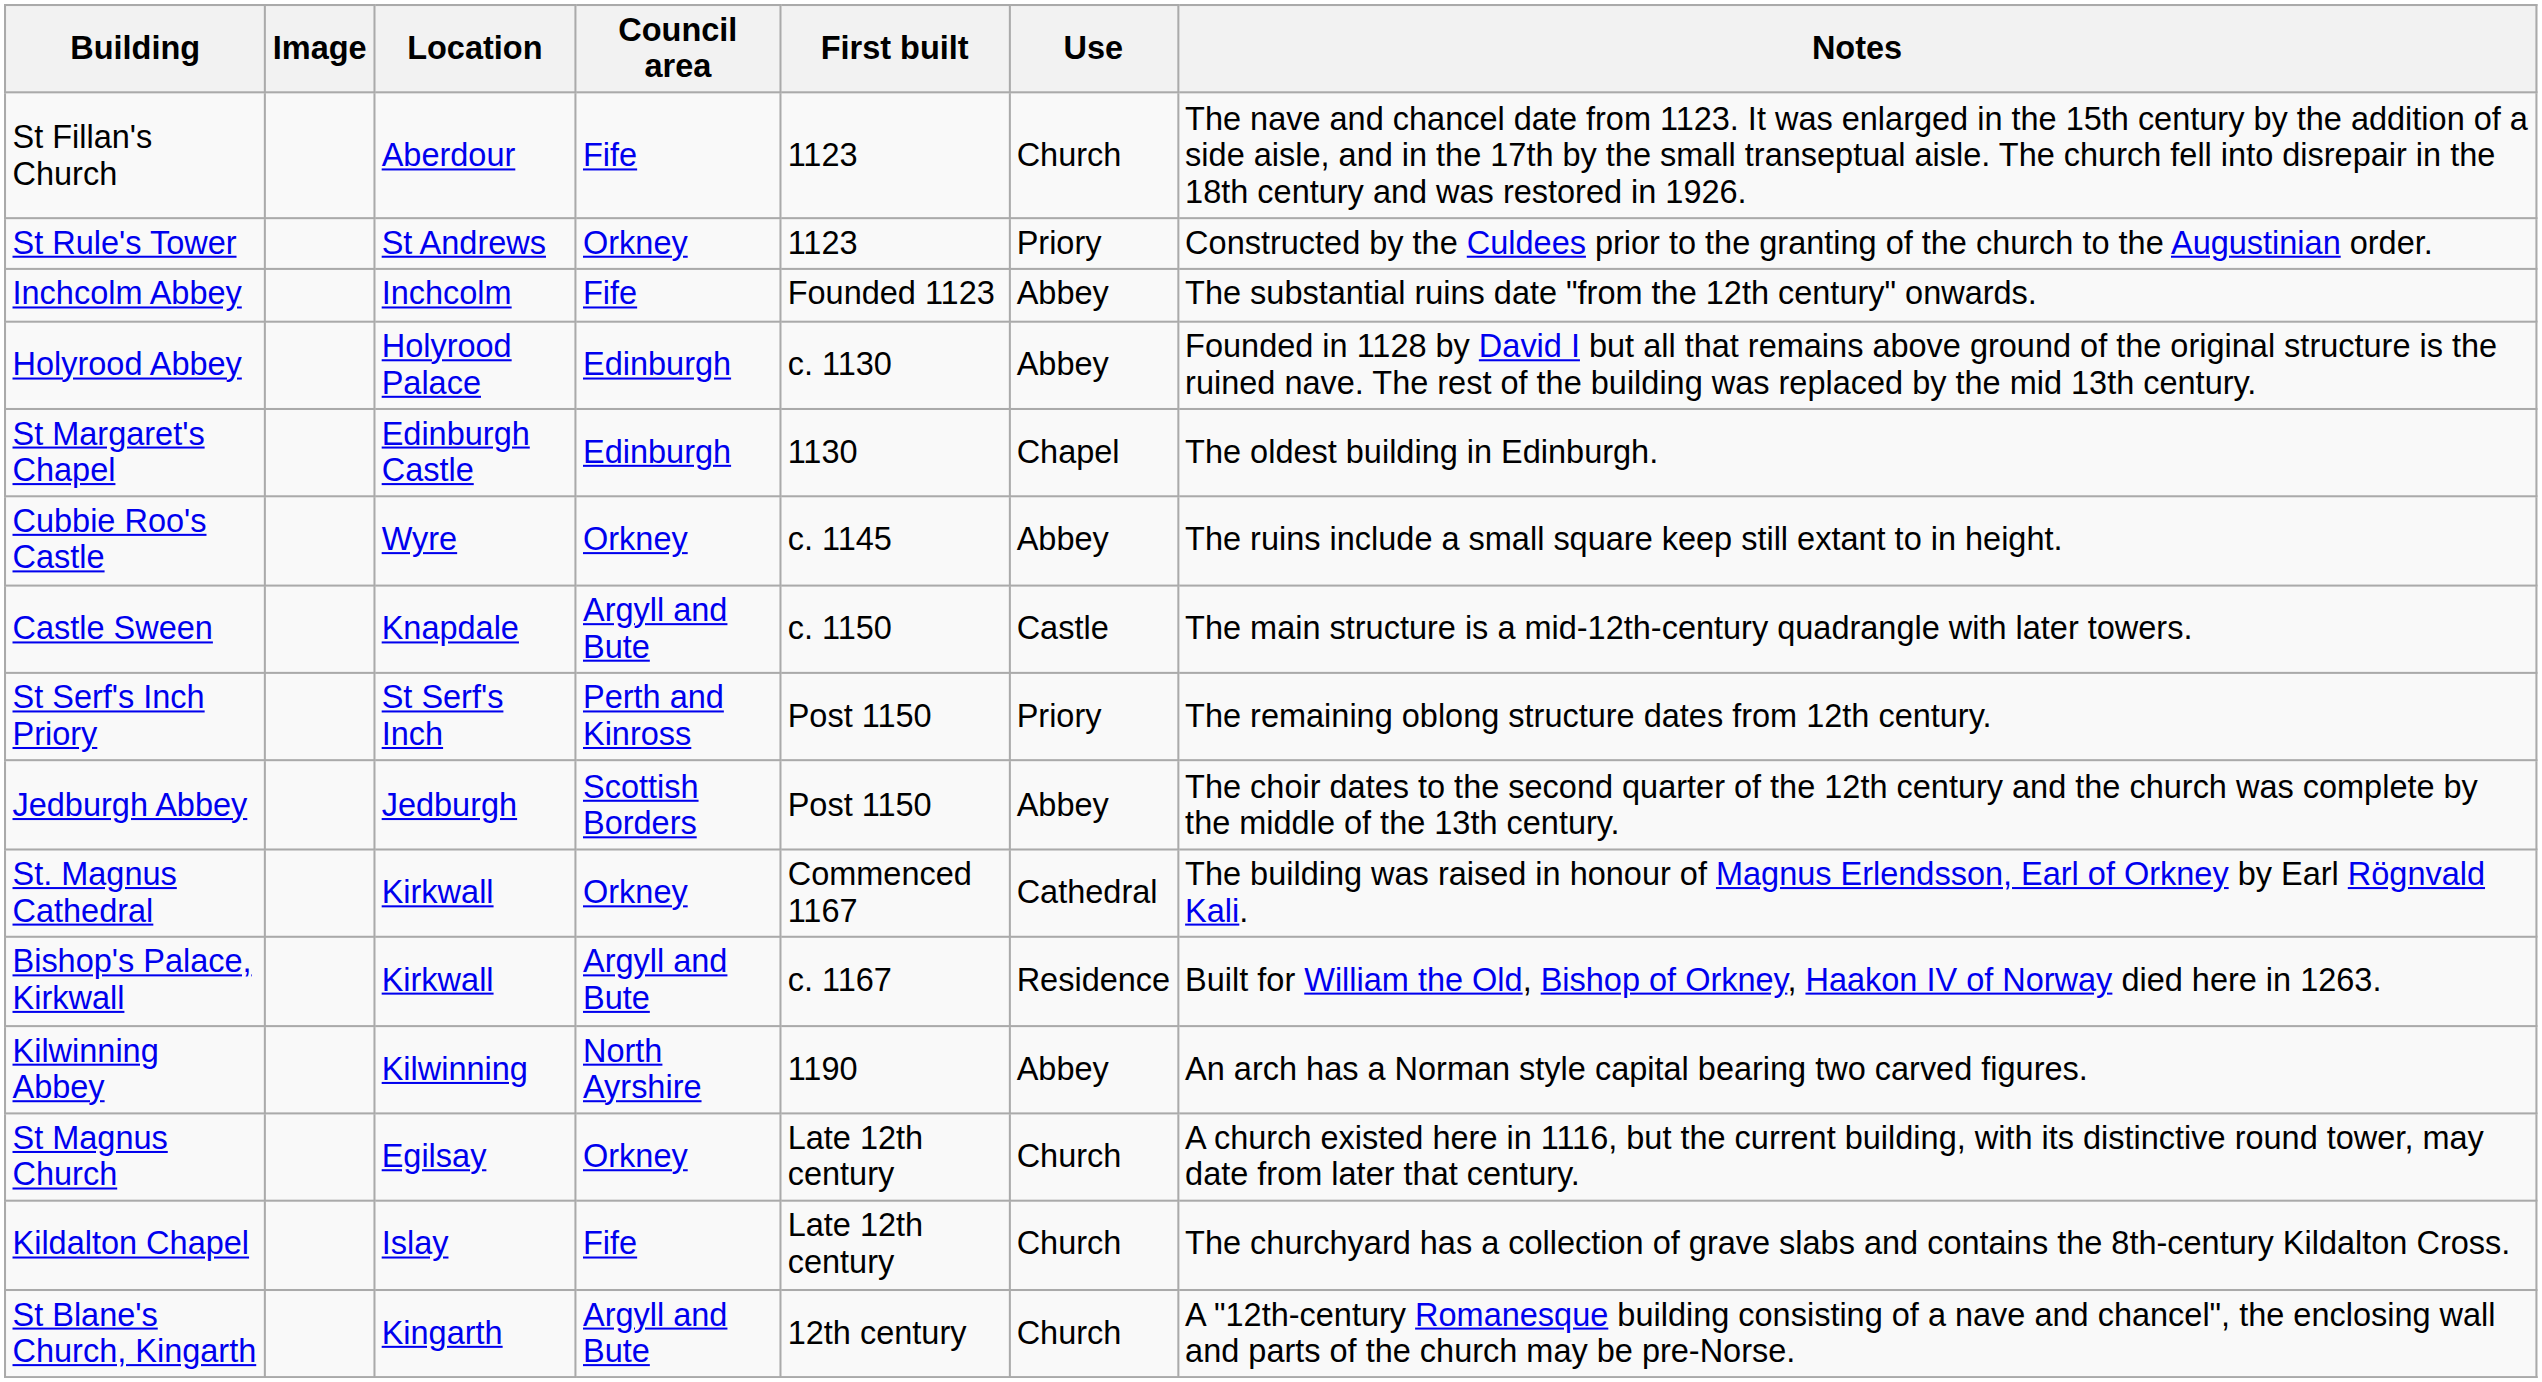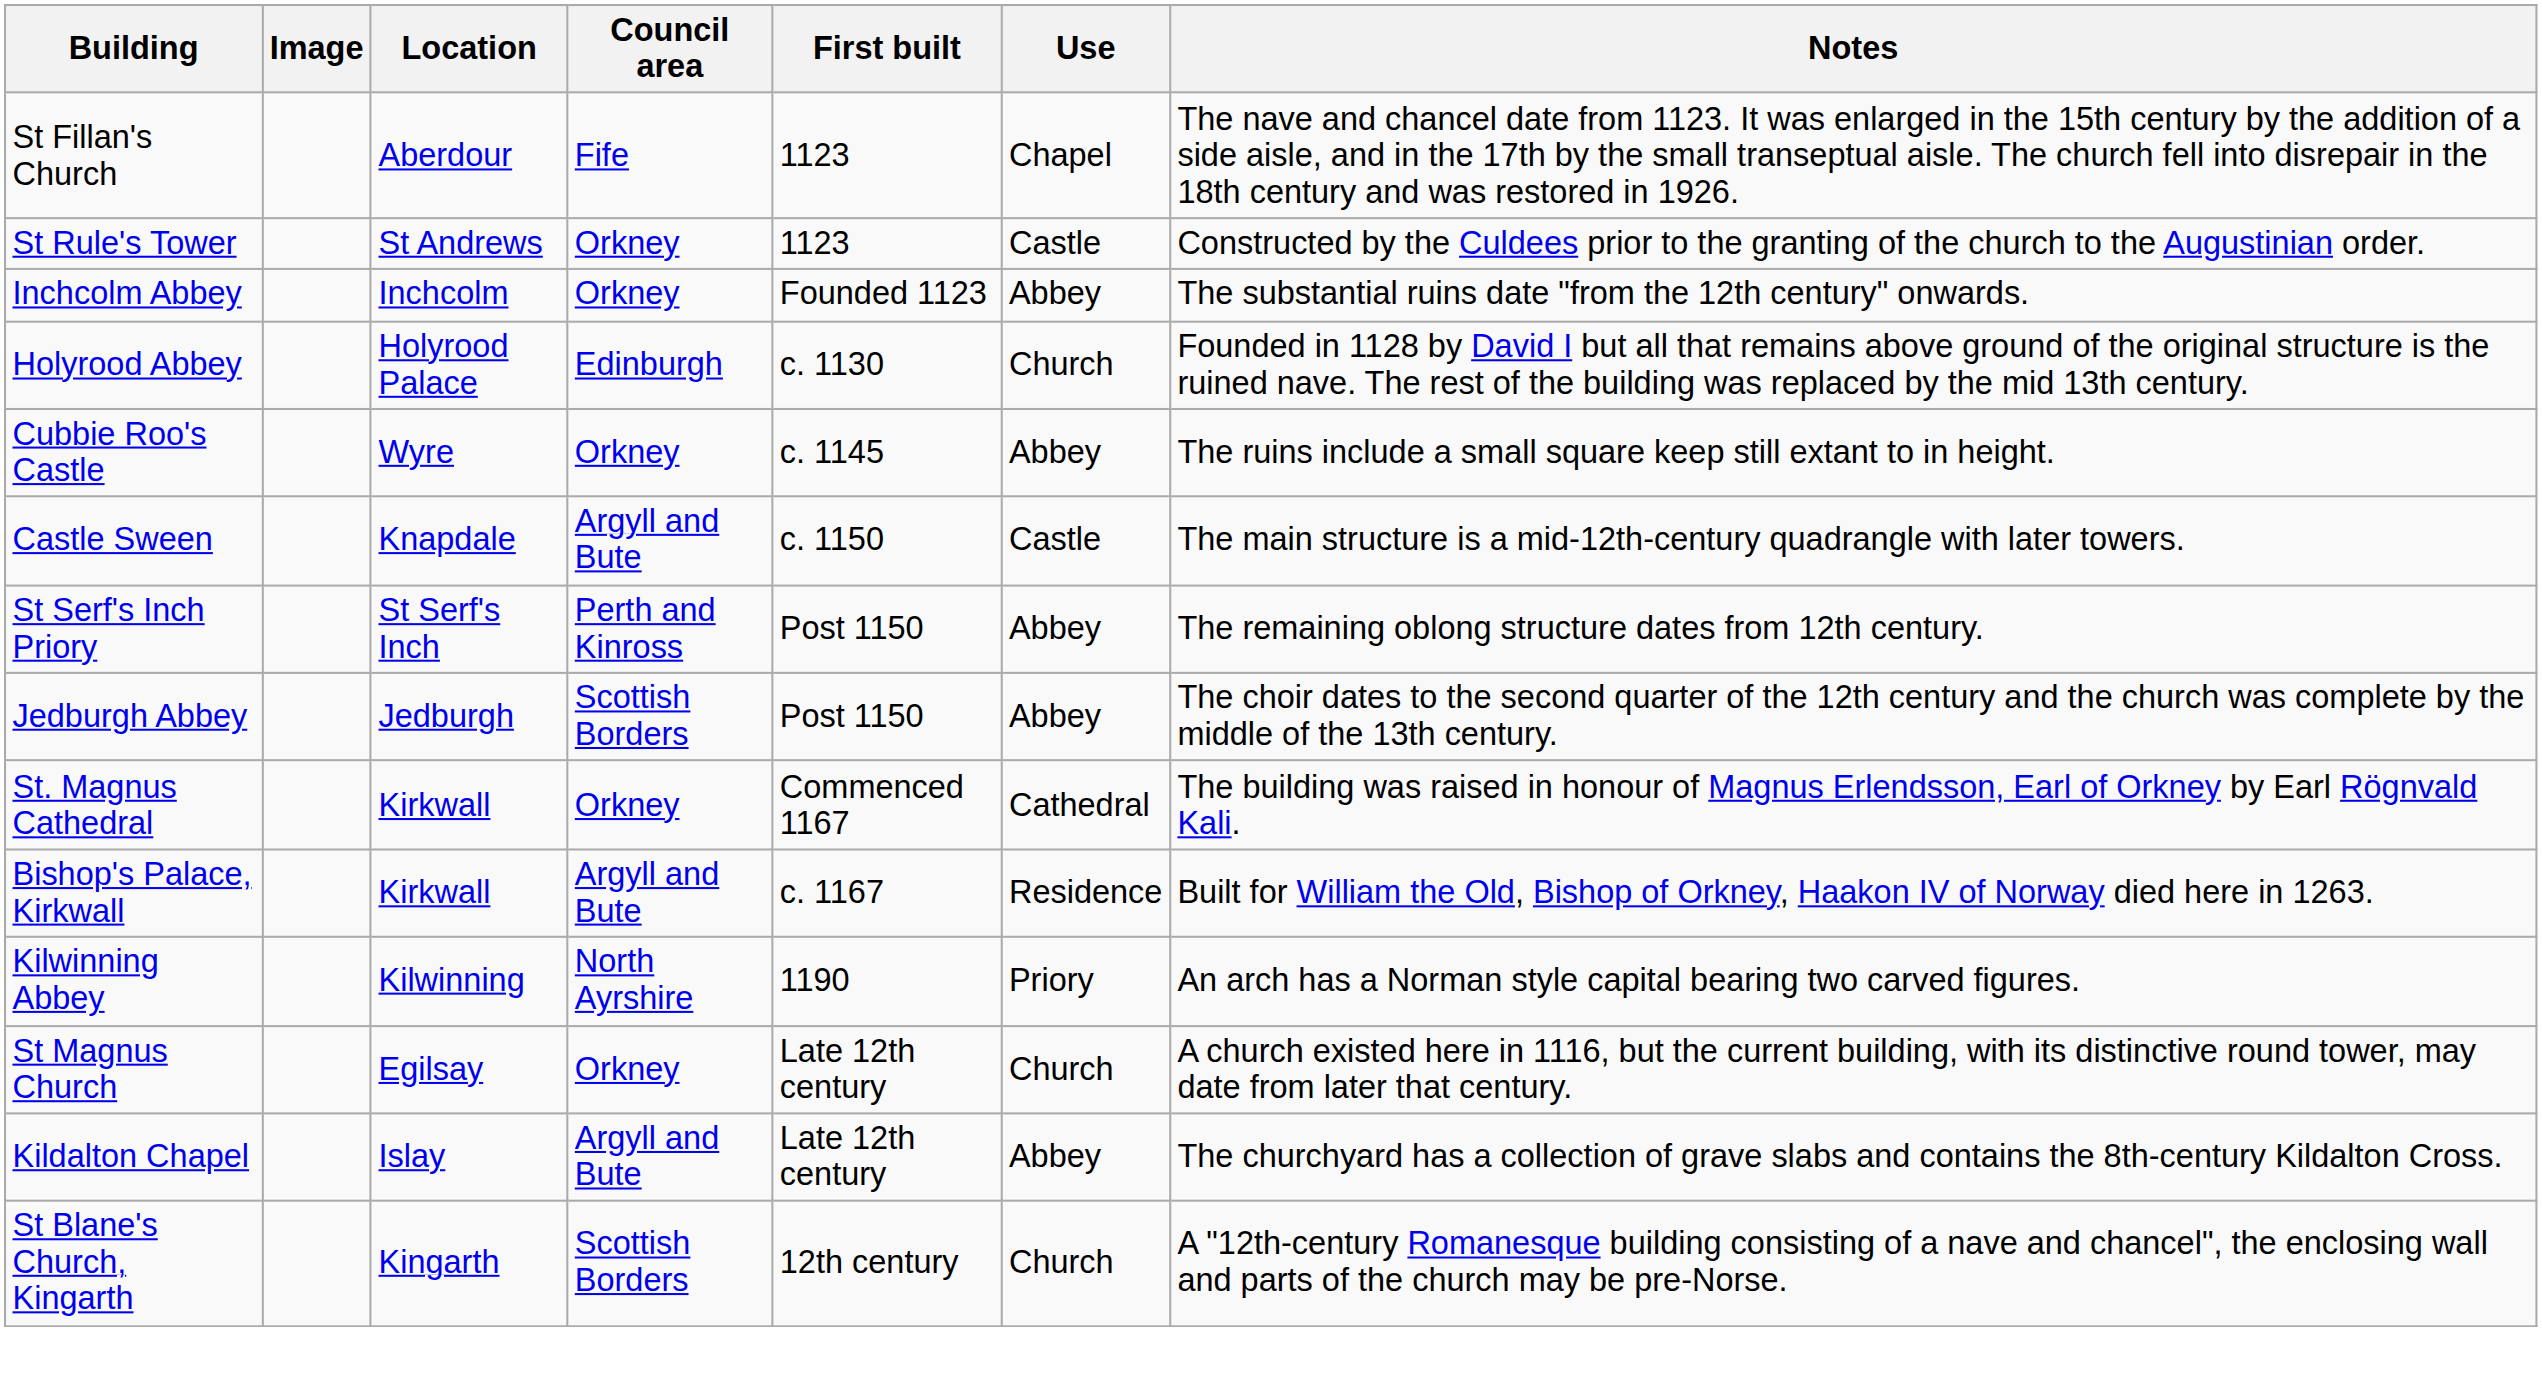(1069, 154) Church -> (1060, 154) Chapel
(1059, 242) Priory -> (1055, 242) Castle
(610, 294) Fife -> (627, 294) Orkney
(1063, 364) Abbey -> (1061, 364) Church
- row: (109, 452)
(1059, 716) Priory -> (1055, 628) Abbey
(1063, 1068) Abbey -> (1051, 980) Priory
(610, 1244) Fife -> (647, 1156) Argyll and Bute
(1069, 1244) Church -> (1055, 1156) Abbey
(655, 1332) Argyll and Bute -> (633, 1262) Scottish Borders
